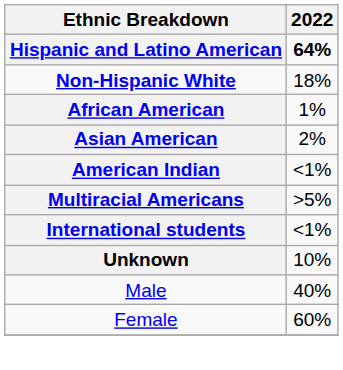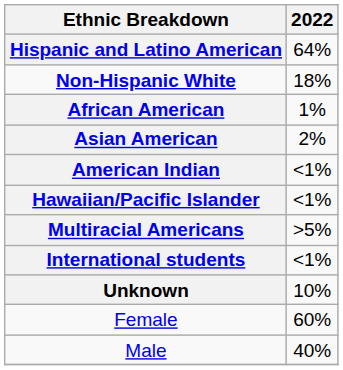(312, 50) bold -> (312, 50) normal
+ row: (146, 200)
rows swapped: (146, 320) <-> (146, 290)
